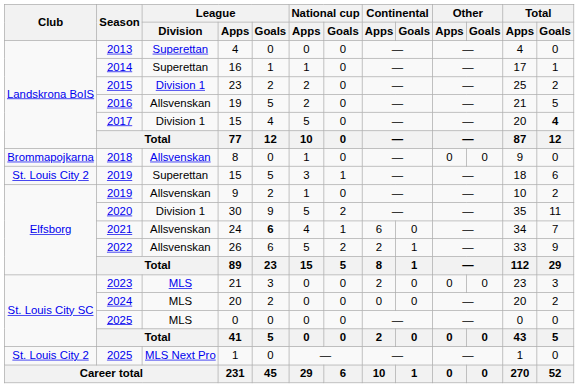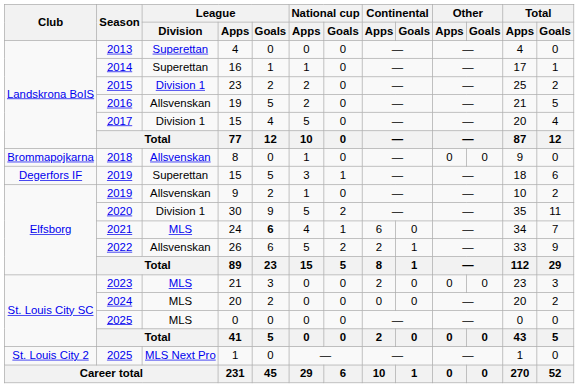(555, 121) bold -> (555, 121) normal
(51, 175) St. Louis City 2 -> (51, 175) Degerfors IF
(180, 229) Allsvenskan -> (180, 229) MLS
